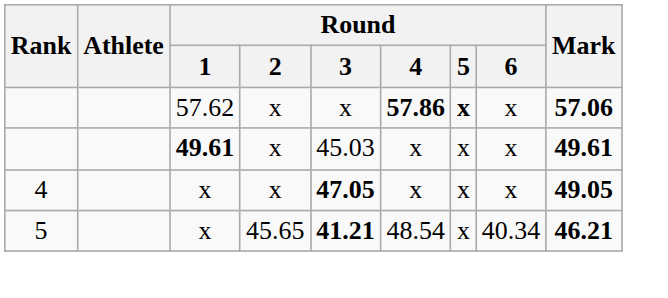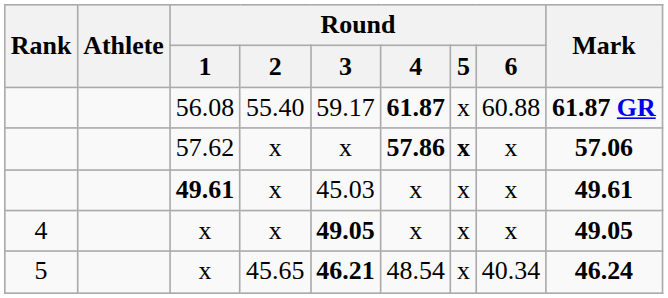+ row: (41, 108)
(346, 189) 47.05 -> (346, 230) 49.05
(346, 230) 41.21 -> (346, 271) 46.21
(584, 230) 46.21 -> (604, 271) 46.24
